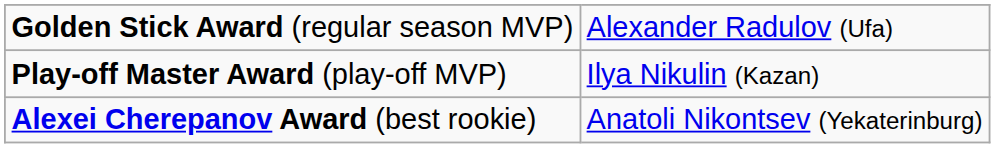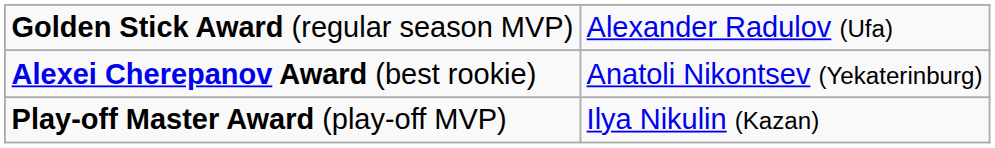rows swapped: (259, 73) <-> (274, 119)
